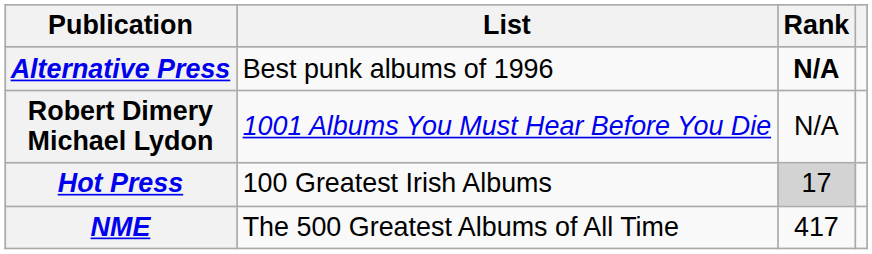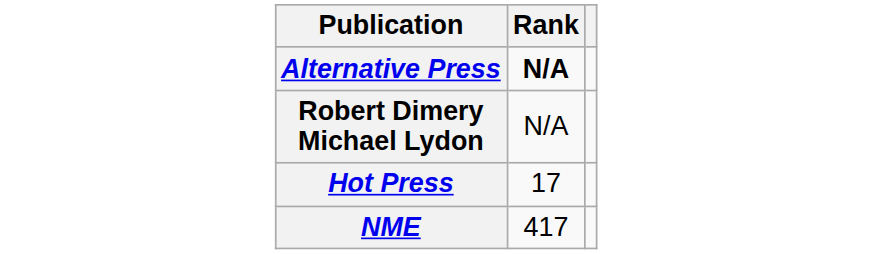- column: (507, 25)
(816, 183) lightgrey background -> (546, 183) no background
